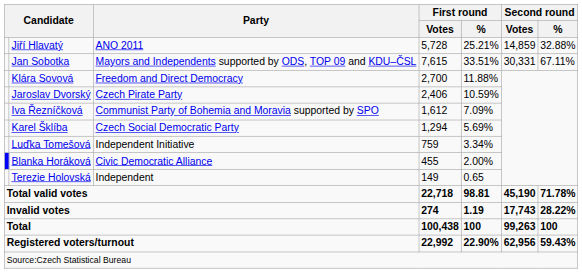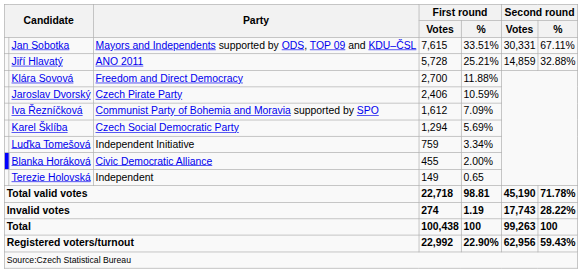rows swapped: (40, 62) <-> (37, 45)
